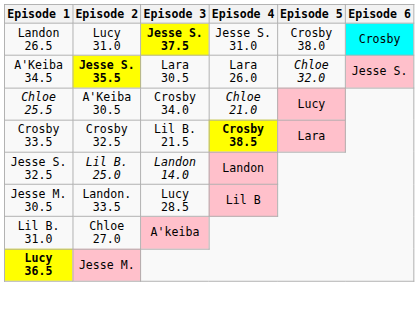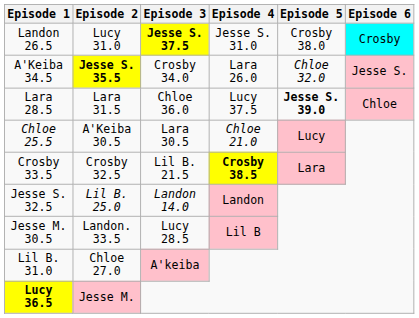(175, 72) Lara 30.5 -> (175, 72) Crosby 34.0
+ row: (39, 104)
(175, 104) Crosby 34.0 -> (175, 136) Lara 30.5
